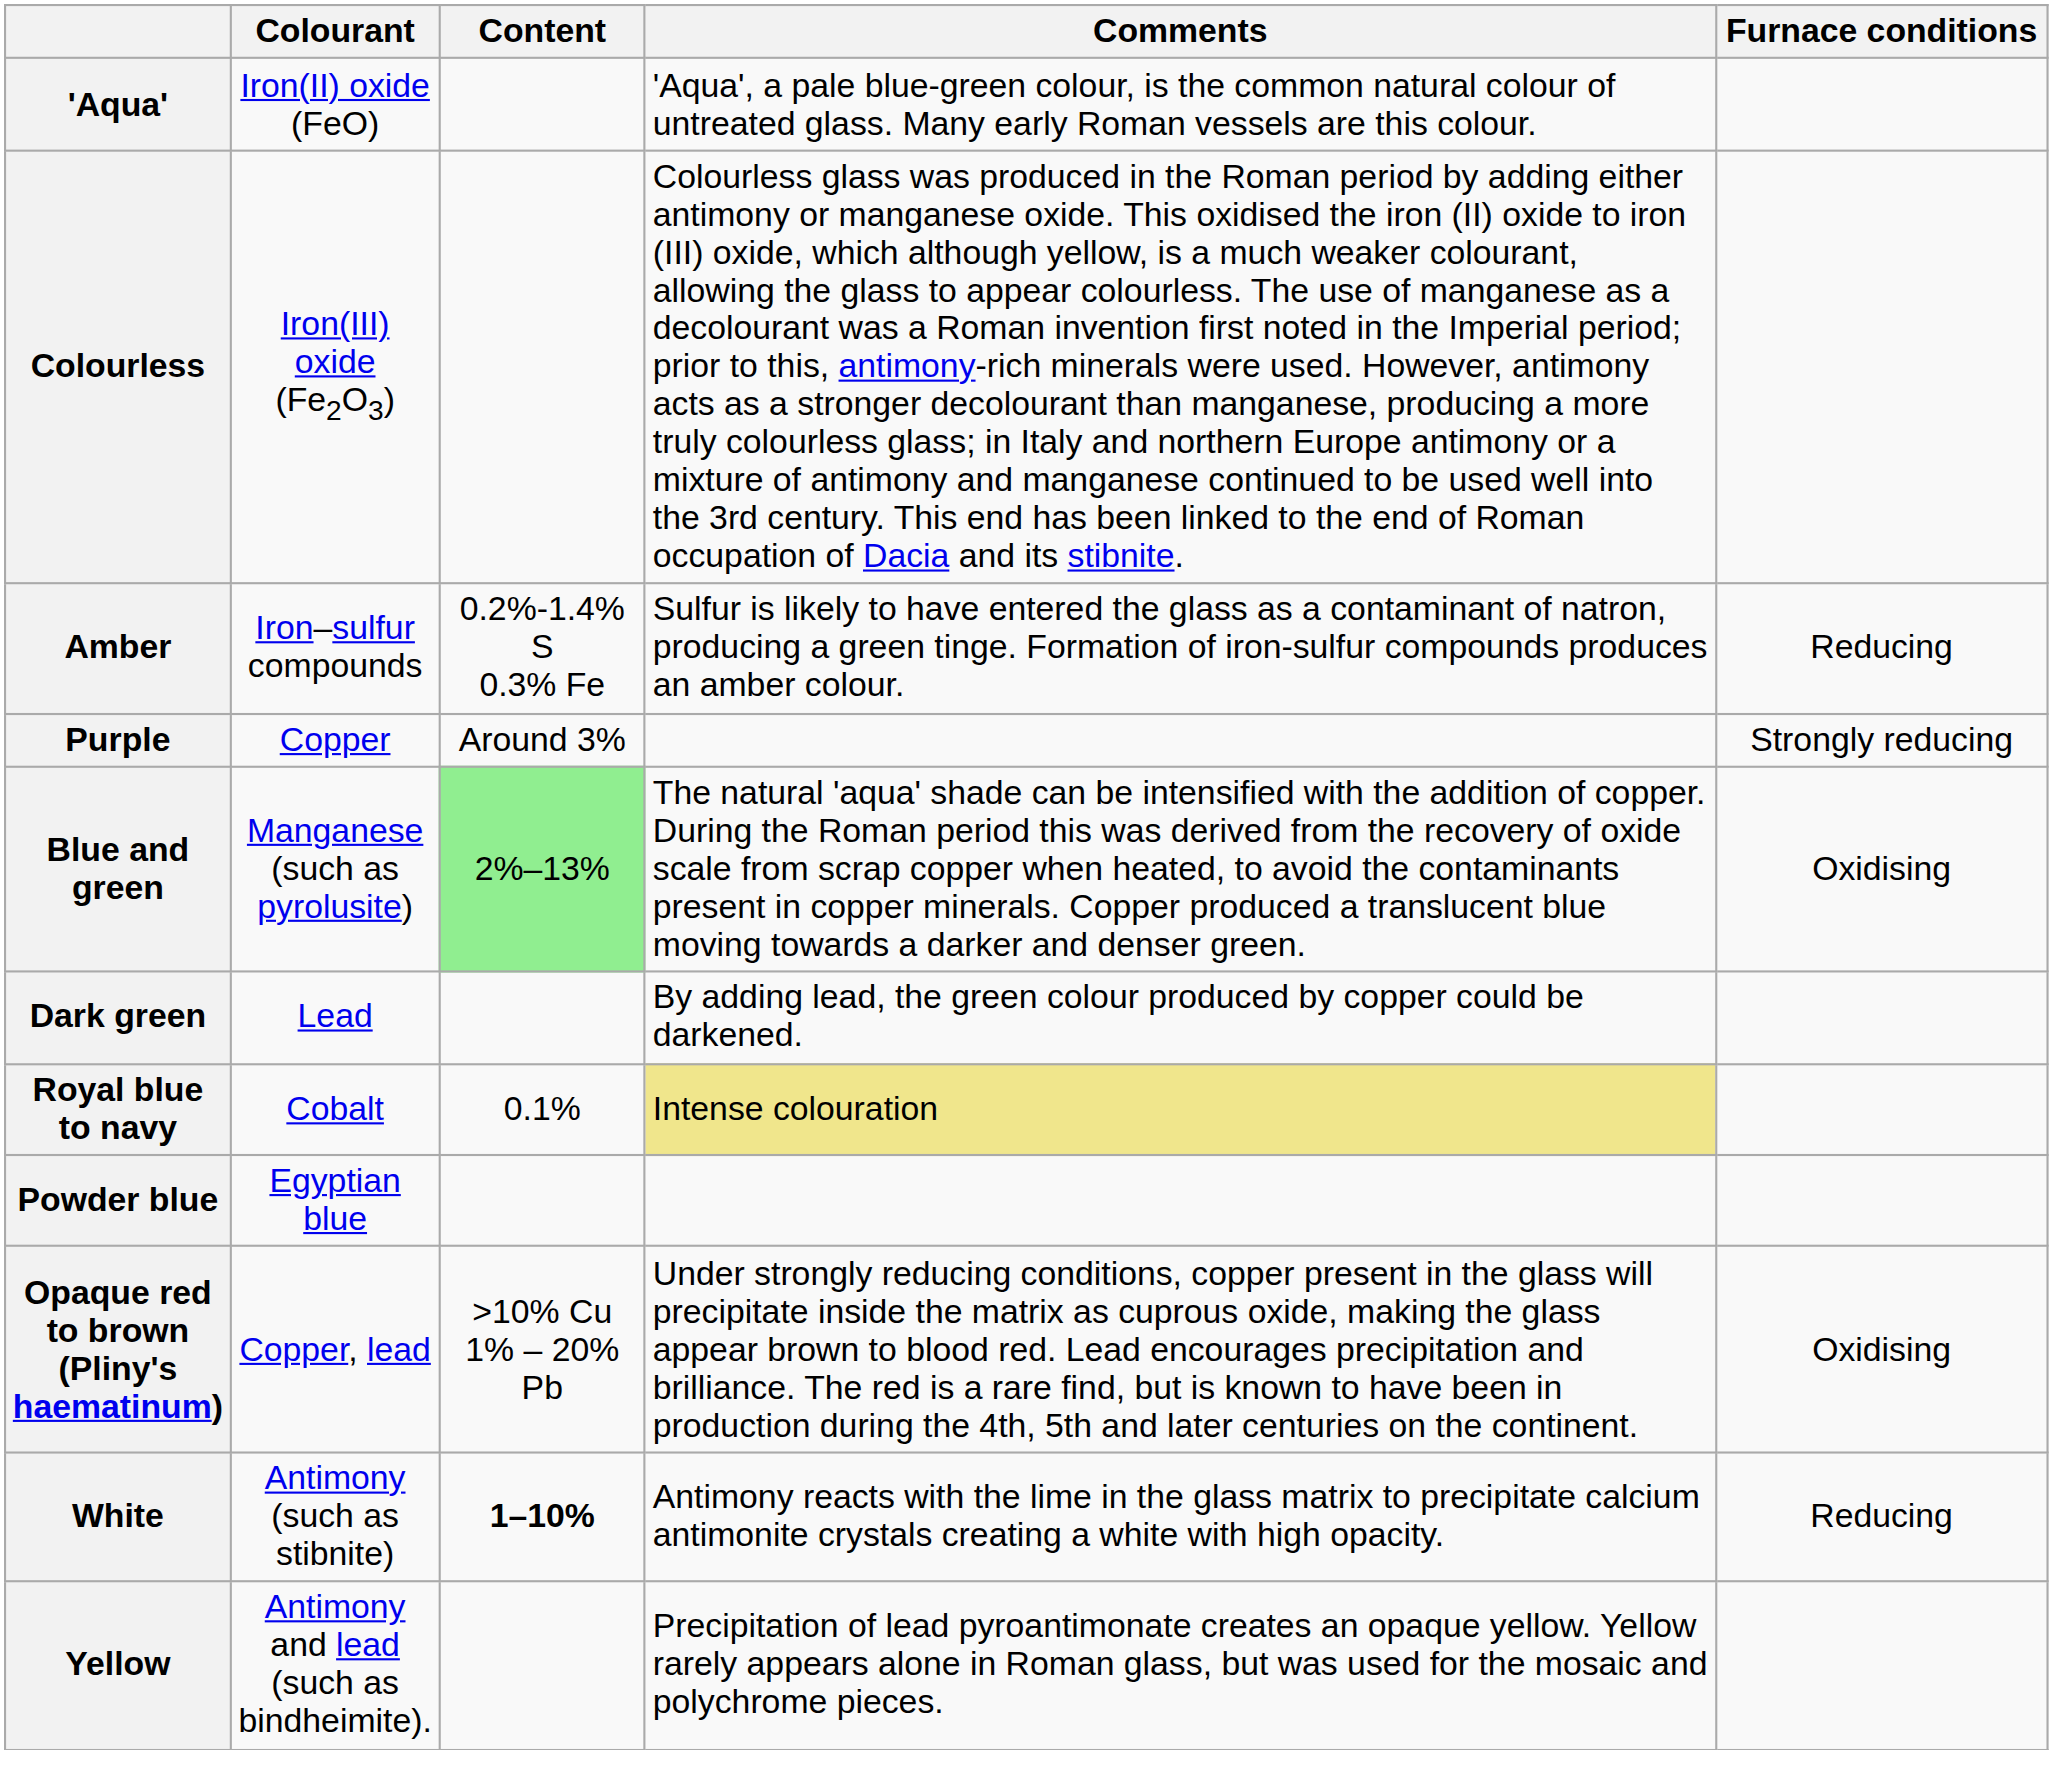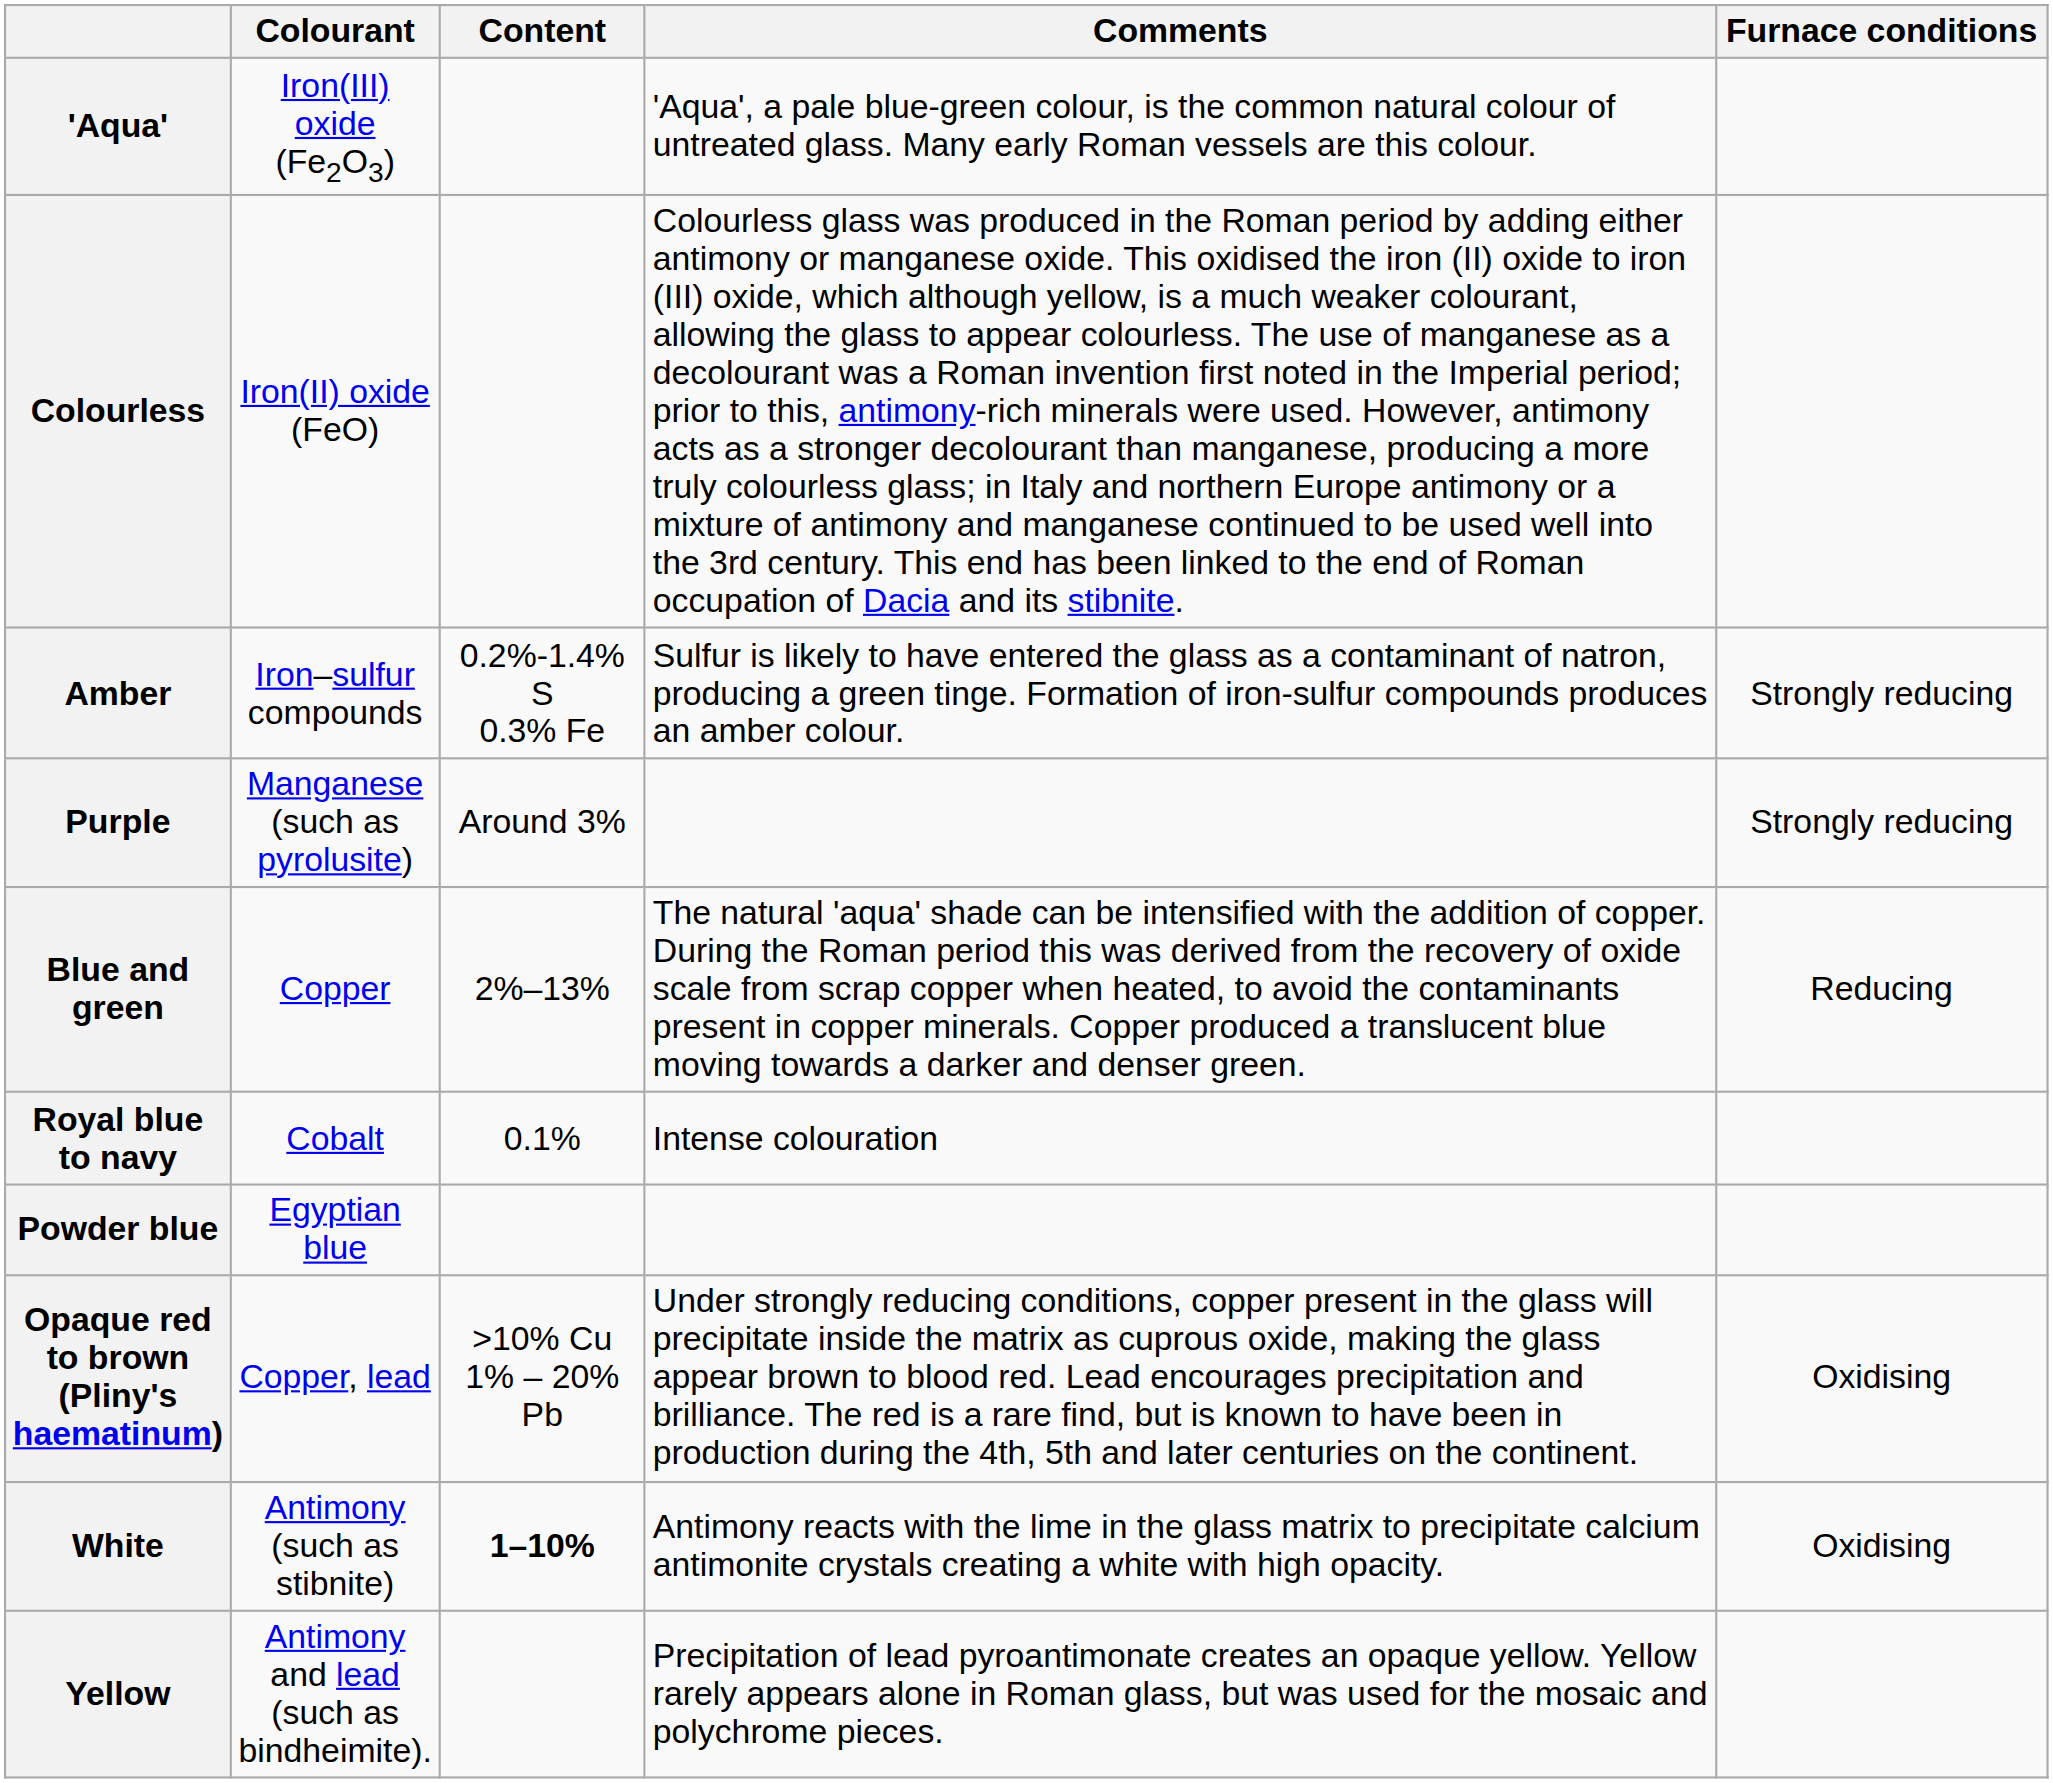(335, 103) Iron(II) oxide (FeO) -> (335, 127) Iron(III) oxide (Fe2O3)
(335, 367) Iron(III) oxide (Fe2O3) -> (335, 410) Iron(II) oxide (FeO)
(1882, 647) Reducing -> (1882, 692) Strongly reducing
(335, 739) Copper -> (335, 821) Manganese (such as pyrolusite)
(335, 868) Manganese (such as pyrolusite) -> (335, 989) Copper
(542, 868) lightgreen background -> (542, 989) no background
(1882, 868) Oxidising -> (1882, 989) Reducing
- row: (118, 1017)
(795, 1108) khaki background -> (795, 1137) no background
(1882, 1516) Reducing -> (1882, 1545) Oxidising
